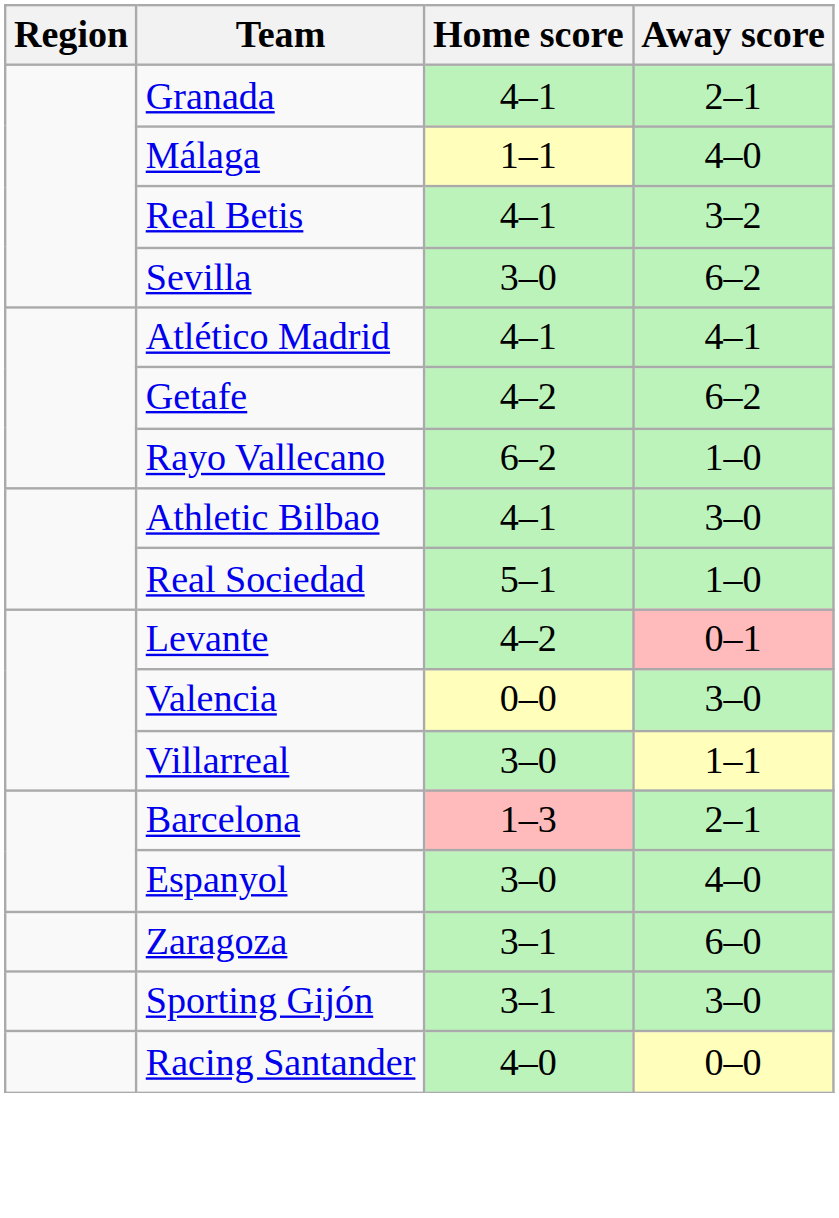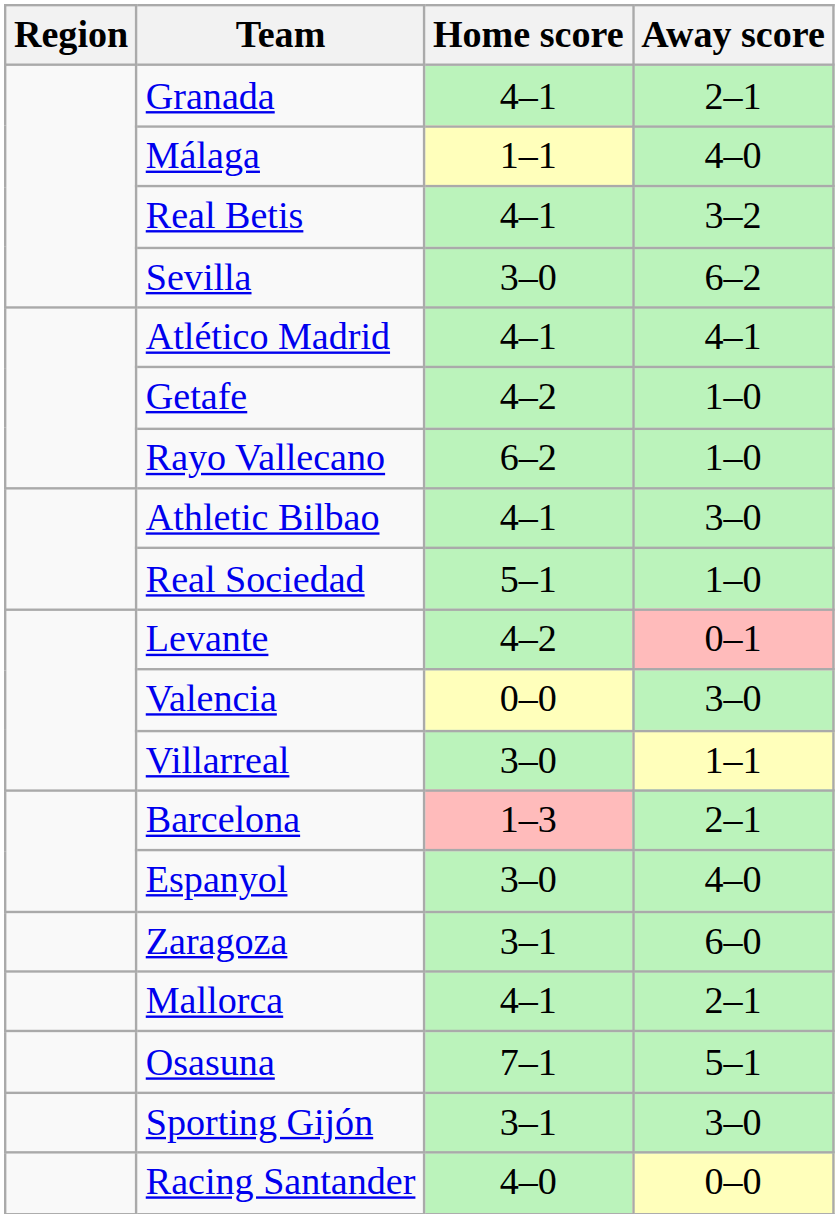(733, 397) 6–2 -> (733, 397) 1–0
+ row: (214, 1000)
+ row: (210, 1061)
